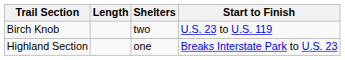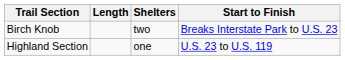(226, 30) U.S. 23 to U.S. 119 -> (259, 30) Breaks Interstate Park to U.S. 23
(259, 47) Breaks Interstate Park to U.S. 23 -> (226, 47) U.S. 23 to U.S. 119
